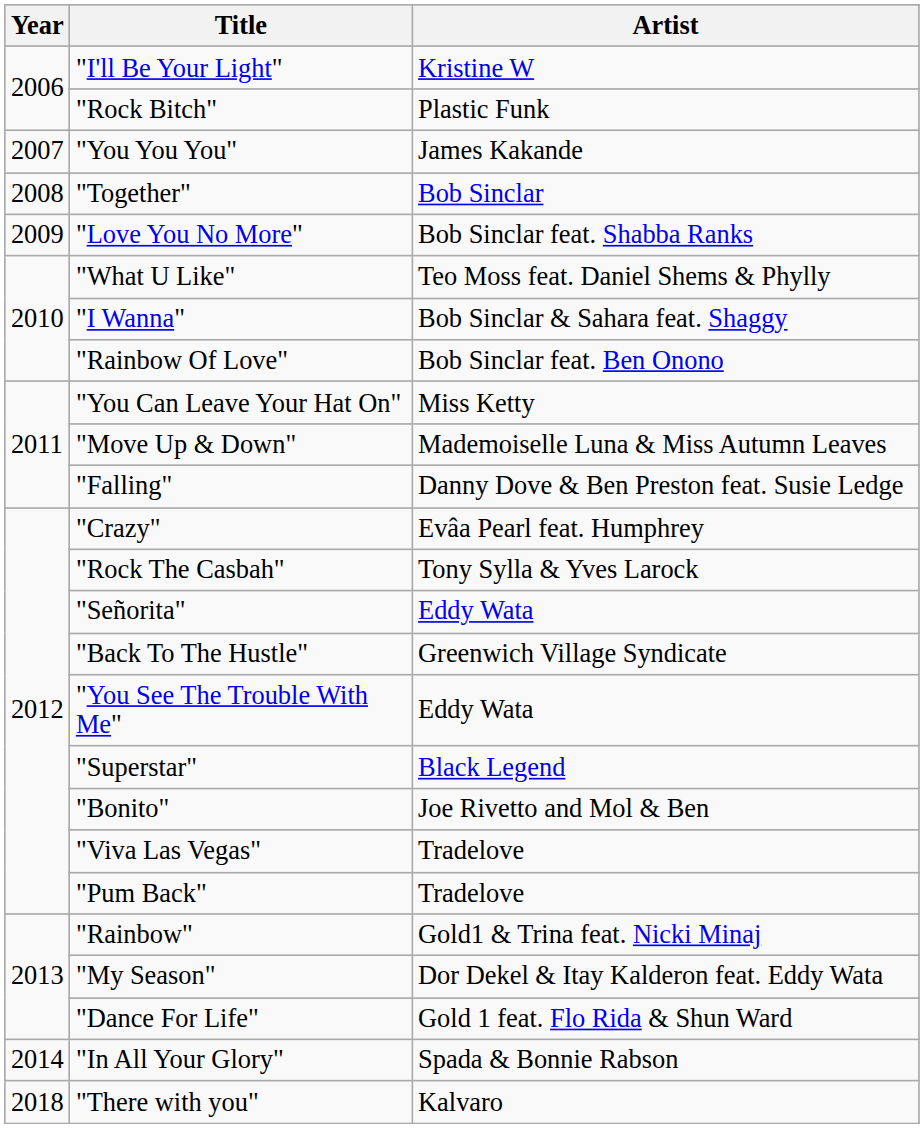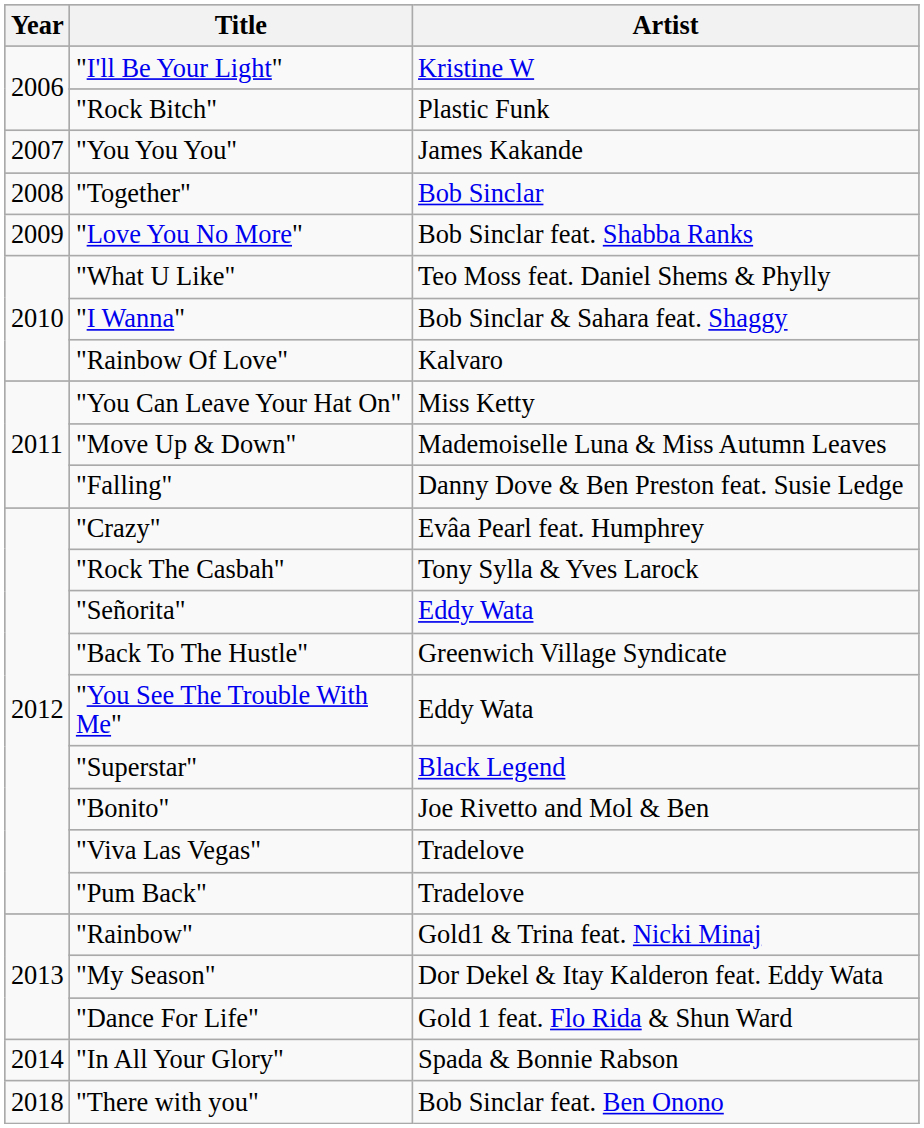(571, 360) Bob Sinclar feat. Ben Onono -> (461, 360) Kalvaro
(461, 1101) Kalvaro -> (571, 1101) Bob Sinclar feat. Ben Onono
